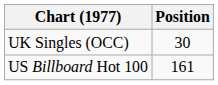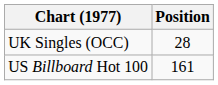(183, 42) 30 -> (183, 42) 28
